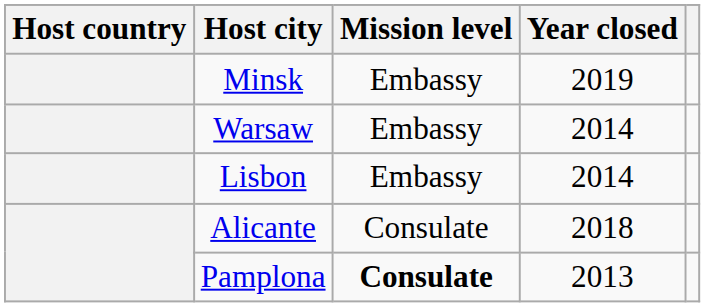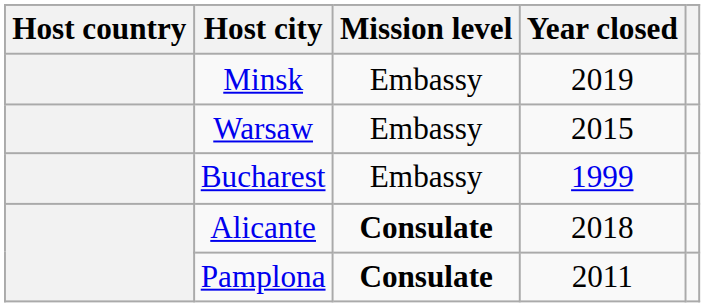(602, 128) 2014 -> (602, 128) 2015
- row: (263, 177)
+ row: (263, 177)
(426, 227) normal -> (426, 227) bold
(602, 276) 2013 -> (602, 276) 2011
